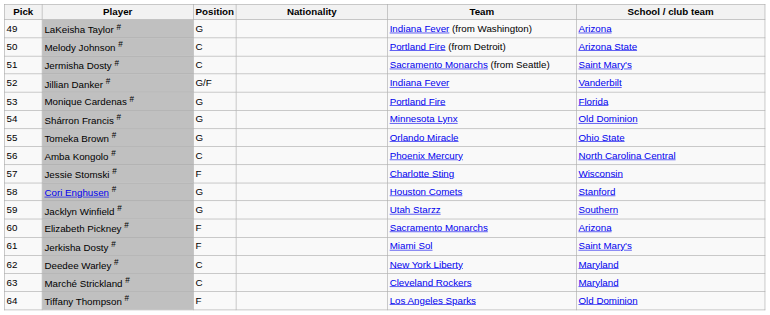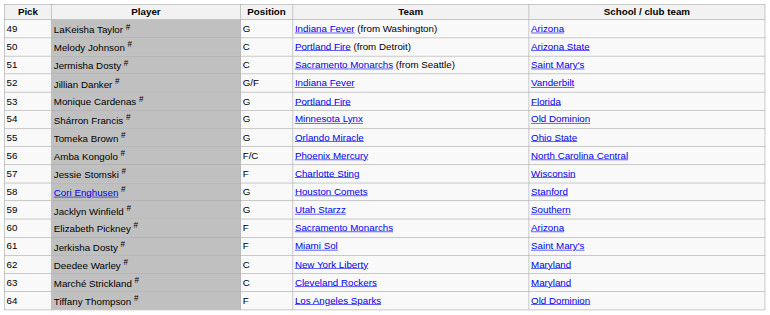- column: (312, 12)
(199, 155) C -> (251, 155) F/C
